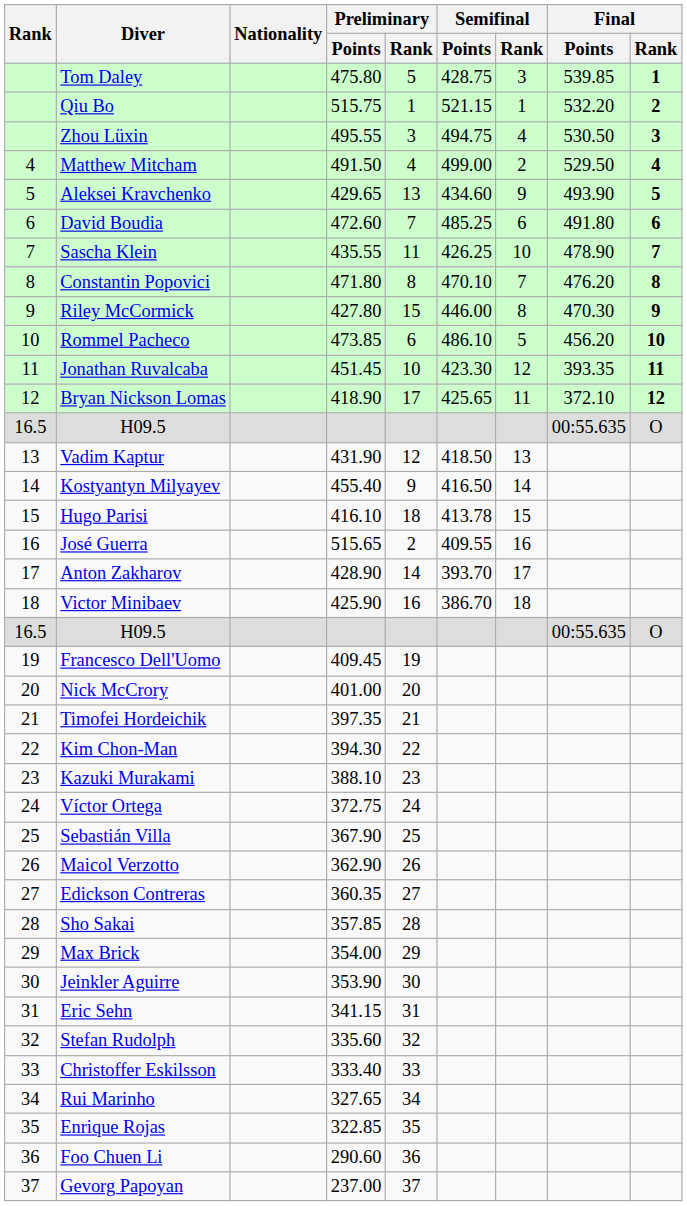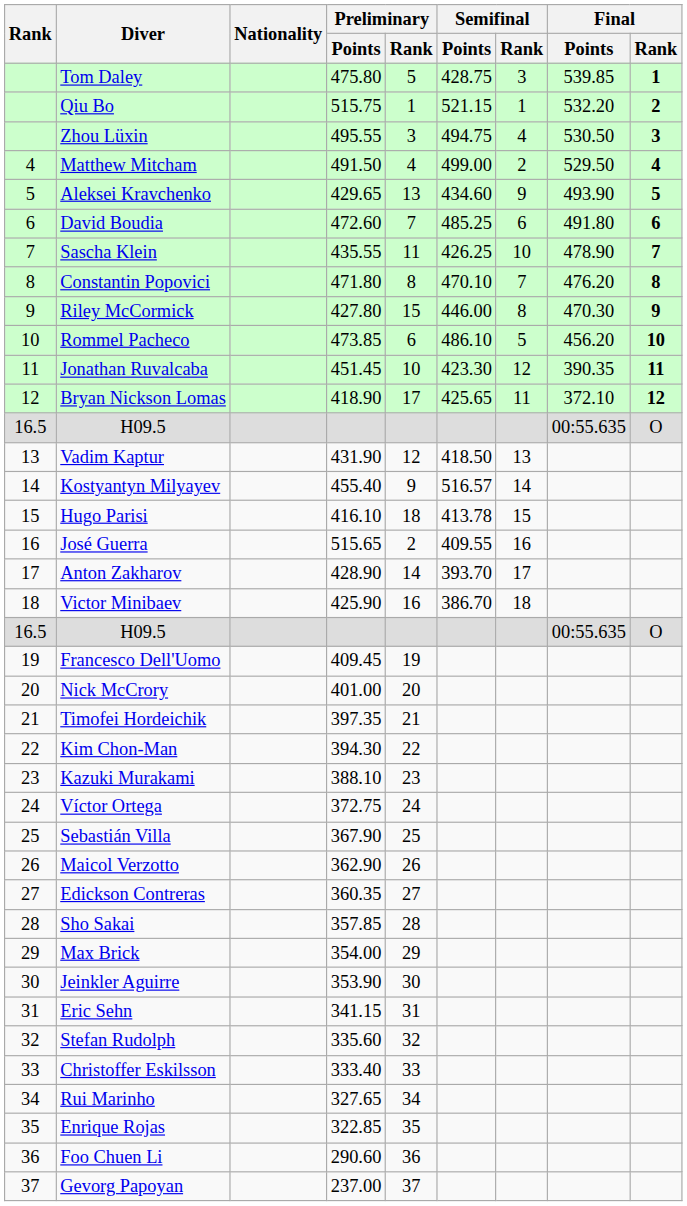(589, 369) 393.35 -> (589, 369) 390.35
(467, 485) 416.50 -> (467, 485) 516.57
